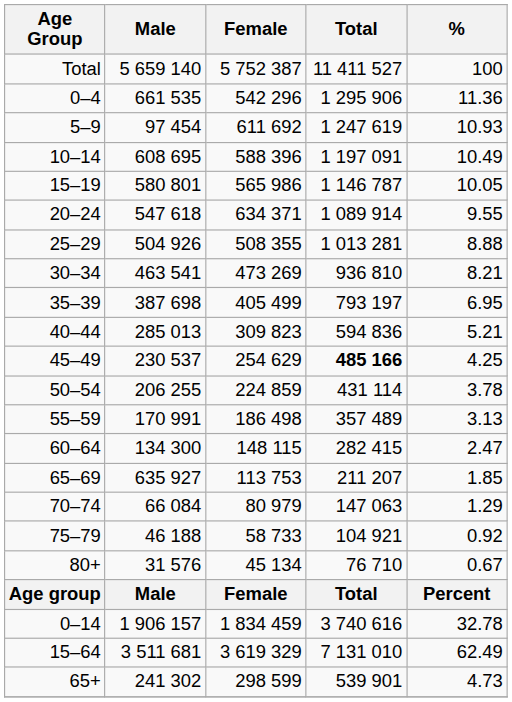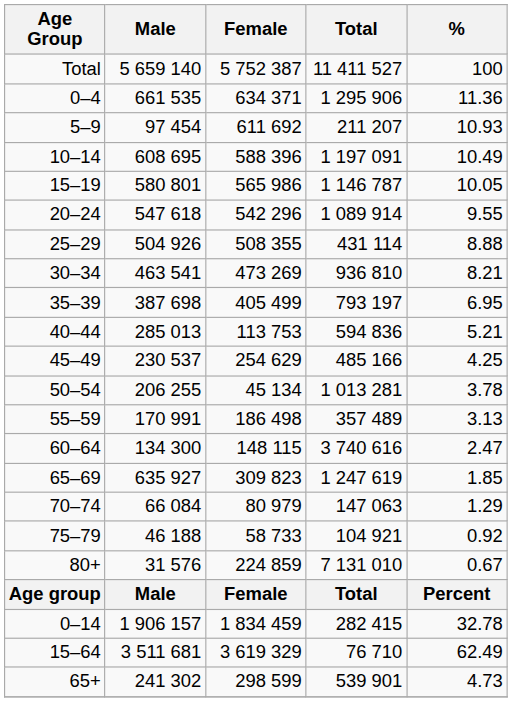(269, 98) 542 296 -> (269, 98) 634 371
(361, 127) 1 247 619 -> (370, 127) 211 207
(269, 214) 634 371 -> (269, 214) 542 296
(361, 244) 1 013 281 -> (370, 244) 431 114
(269, 331) 309 823 -> (269, 331) 113 753
(369, 360) bold -> (369, 360) normal
(269, 389) 224 859 -> (274, 389) 45 134
(370, 389) 431 114 -> (361, 389) 1 013 281
(369, 448) 282 415 -> (361, 448) 3 740 616
(269, 477) 113 753 -> (269, 477) 309 823
(370, 477) 211 207 -> (361, 477) 1 247 619
(274, 565) 45 134 -> (269, 565) 224 859
(374, 565) 76 710 -> (361, 565) 7 131 010
(361, 623) 3 740 616 -> (369, 623) 282 415
(361, 652) 7 131 010 -> (374, 652) 76 710
